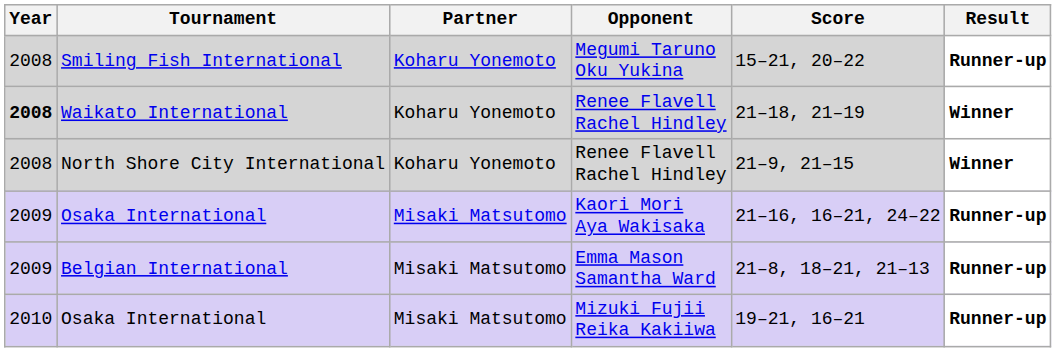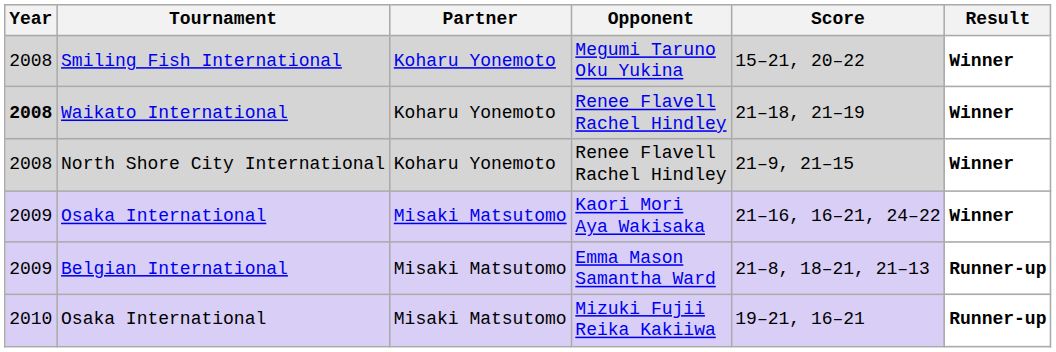(998, 61) Runner-up -> (982, 61) Winner
(998, 216) Runner-up -> (982, 216) Winner
